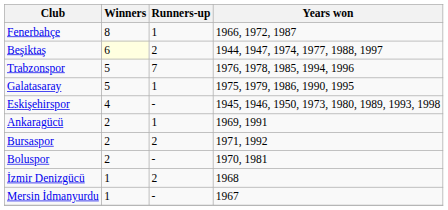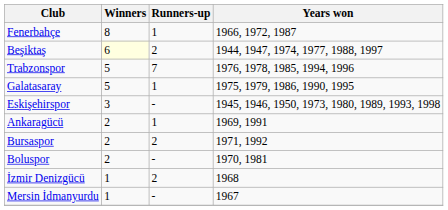(107, 104) 4 -> (107, 104) 3
